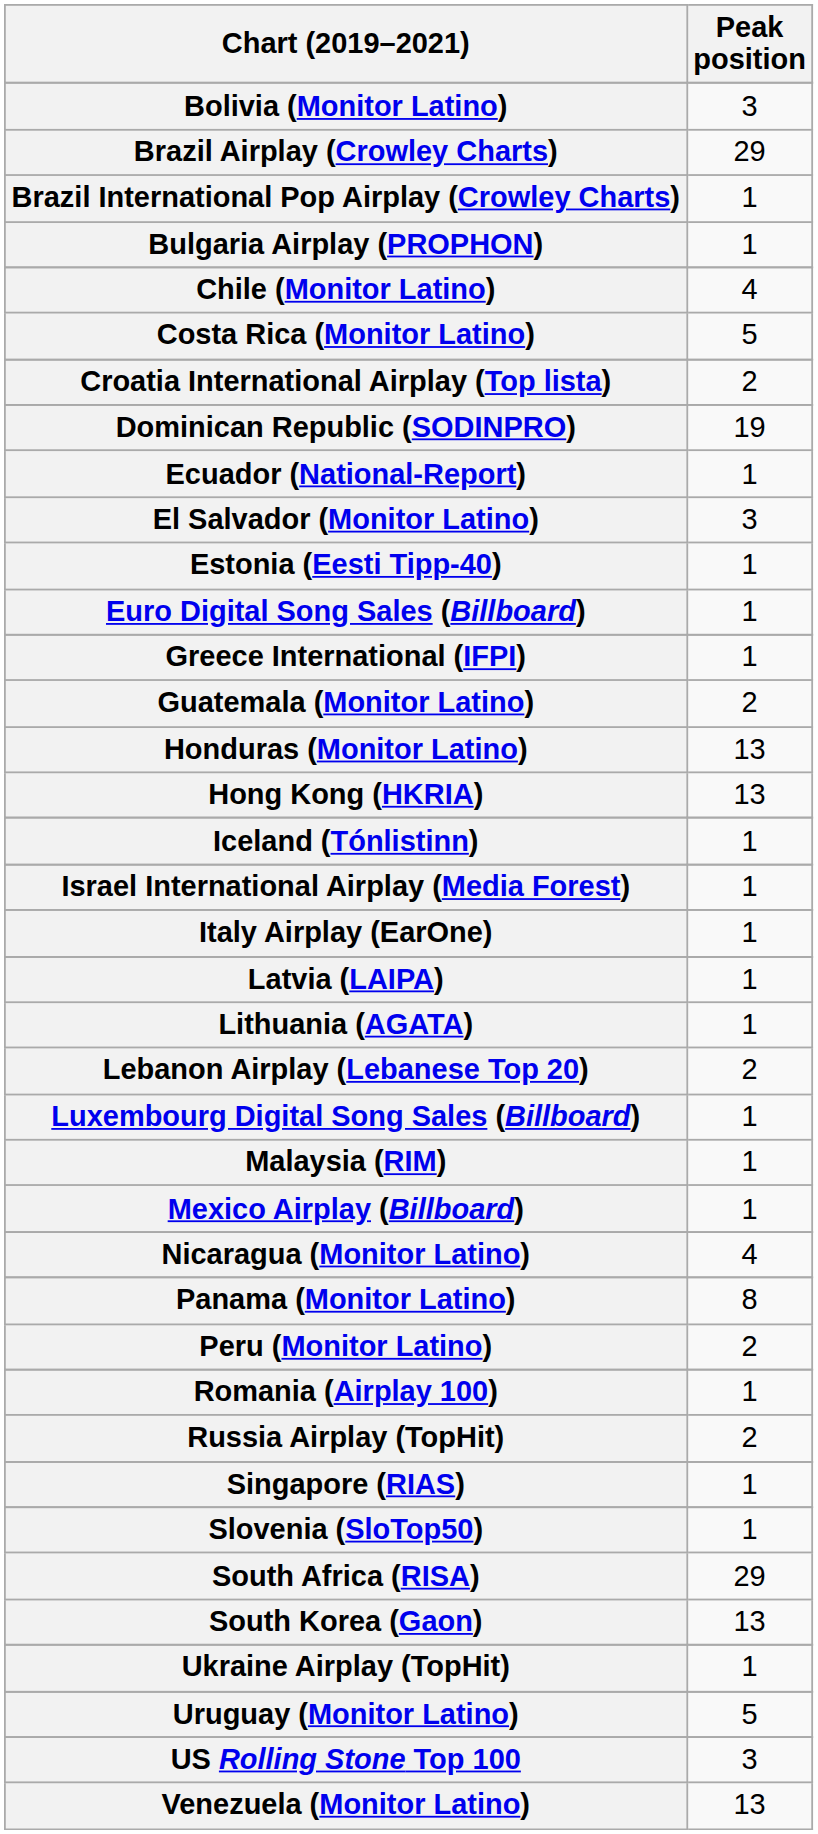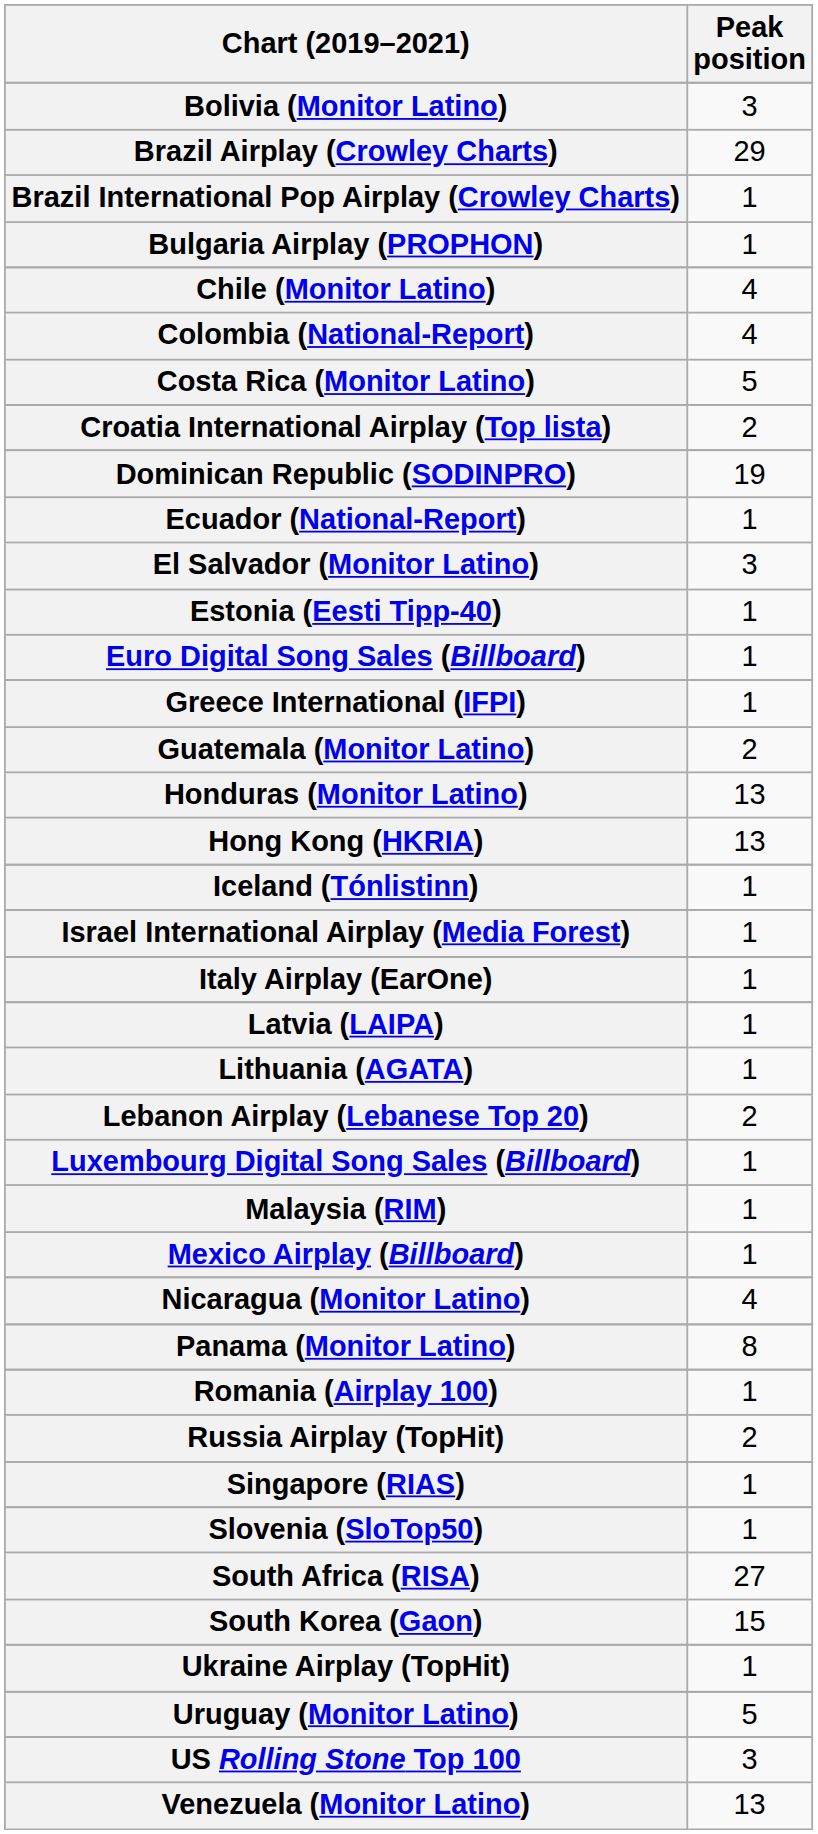+ row: (346, 335)
- row: (346, 1346)
(750, 1575) 29 -> (750, 1575) 27
(750, 1621) 13 -> (750, 1621) 15
